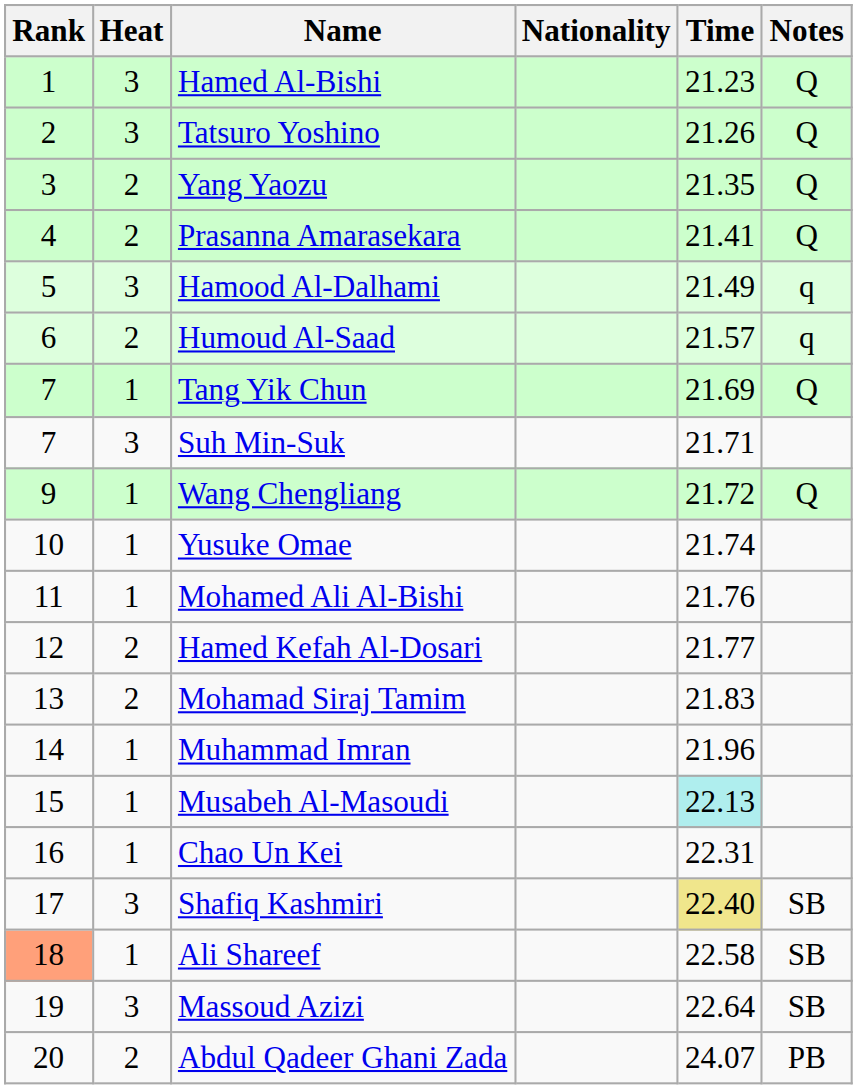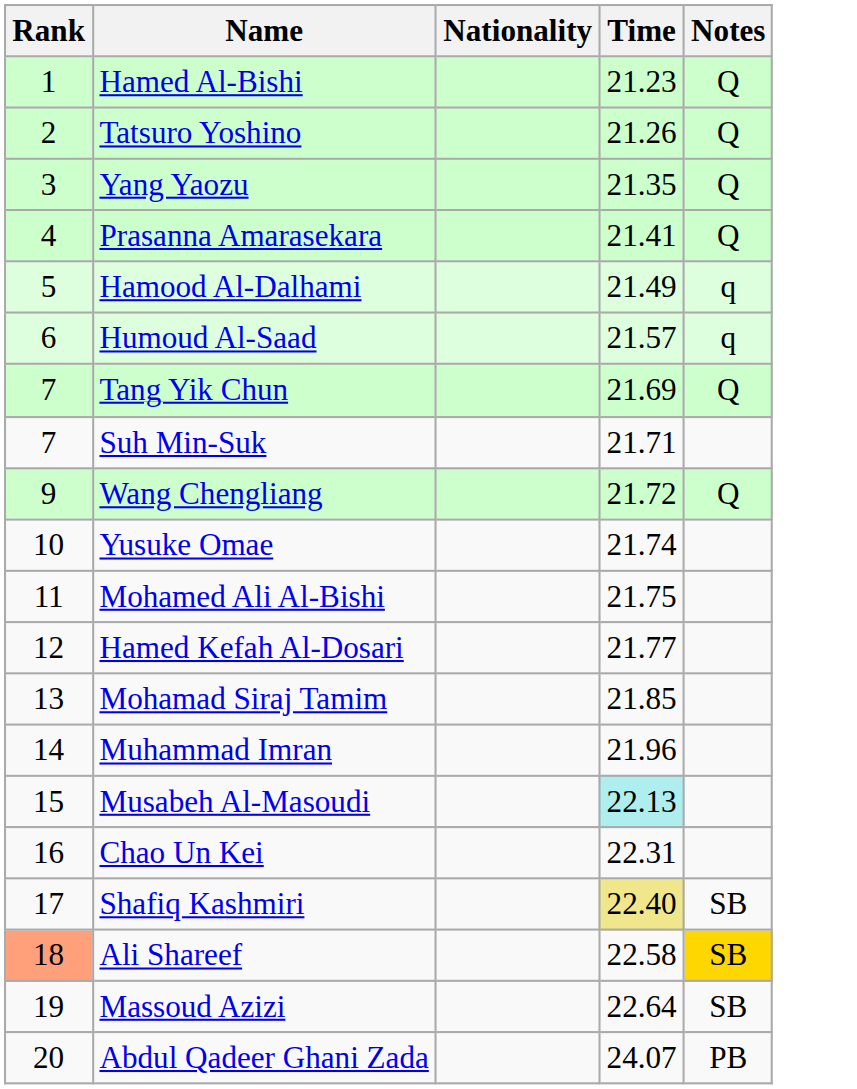- column: (131, 30)
(720, 595) 21.76 -> (642, 595) 21.75
(720, 698) 21.83 -> (642, 698) 21.85
(807, 955) no background -> (728, 955) gold background
